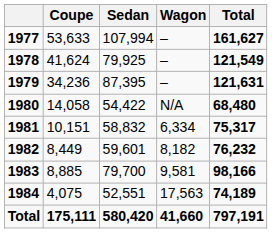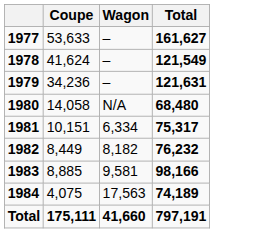- column: (128, 15)
